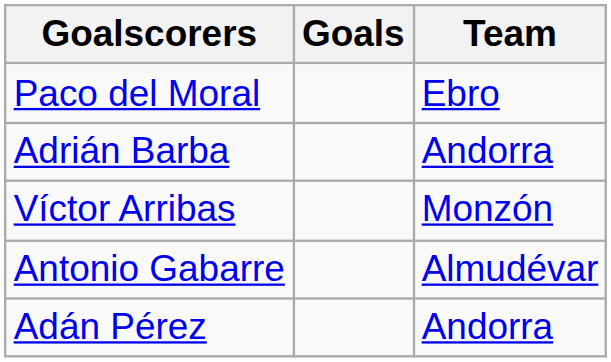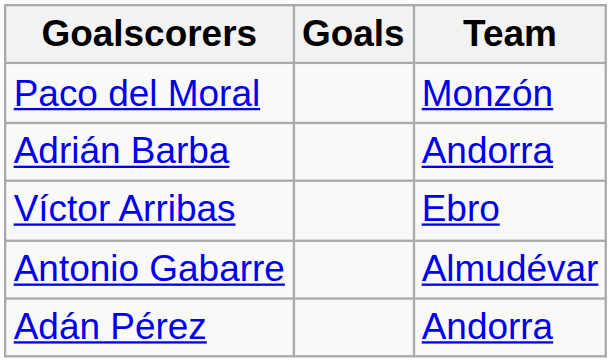(461, 92) Ebro -> (487, 92) Monzón
(487, 209) Monzón -> (461, 209) Ebro
